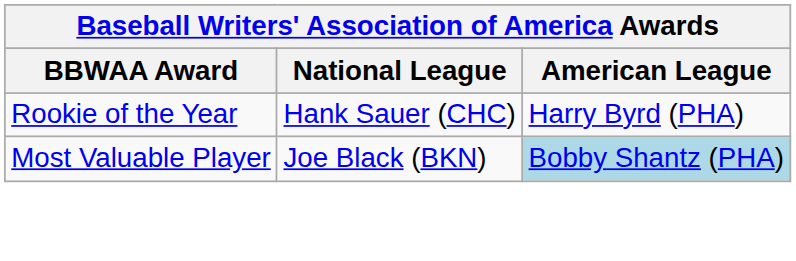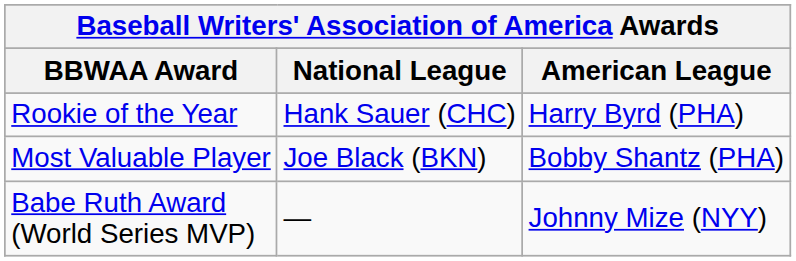(656, 158) lightblue background -> (656, 158) no background
+ row: (133, 217)
